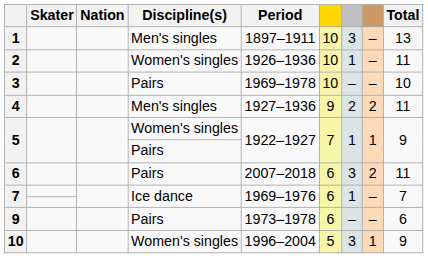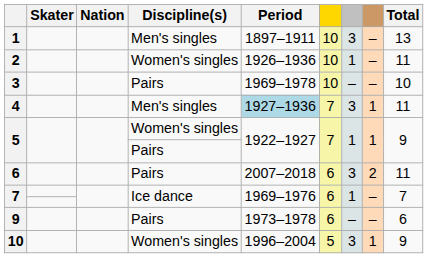(280, 106) no background -> (280, 106) lightblue background
(330, 106) 9 -> (330, 106) 7
(352, 106) 2 -> (352, 106) 3
(373, 106) 2 -> (373, 106) 1
